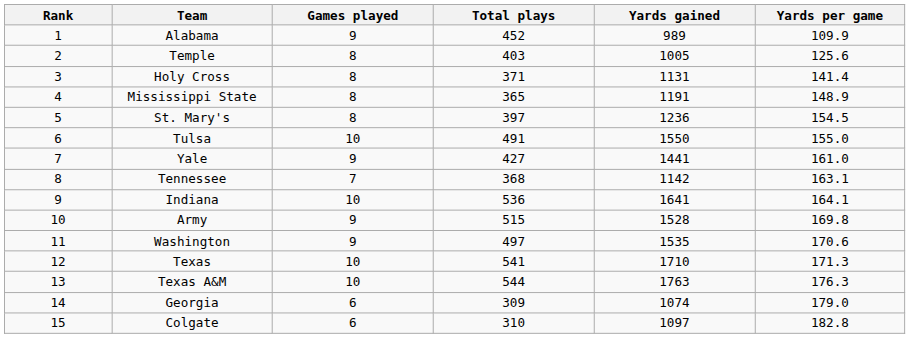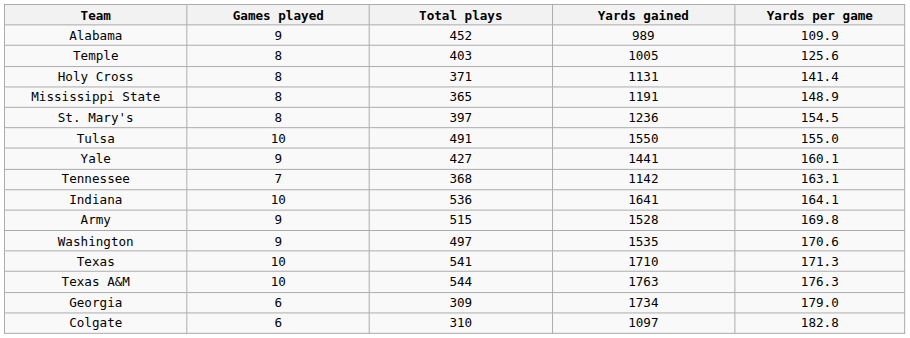- column: (58, 15)
(830, 159) 161.0 -> (820, 159) 160.1
(674, 302) 1074 -> (643, 302) 1734
